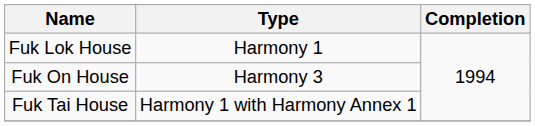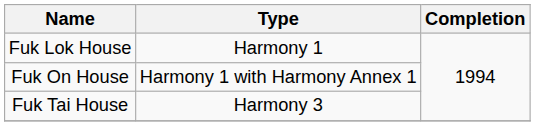(278, 76) Harmony 3 -> (278, 76) Harmony 1 with Harmony Annex 1
(278, 105) Harmony 1 with Harmony Annex 1 -> (278, 105) Harmony 3
